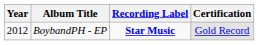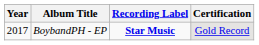(18, 31) 2012 -> (18, 31) 2017
